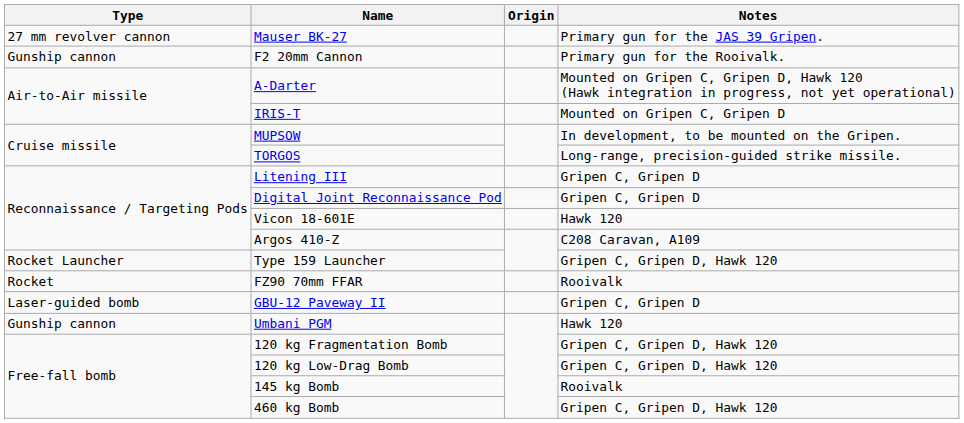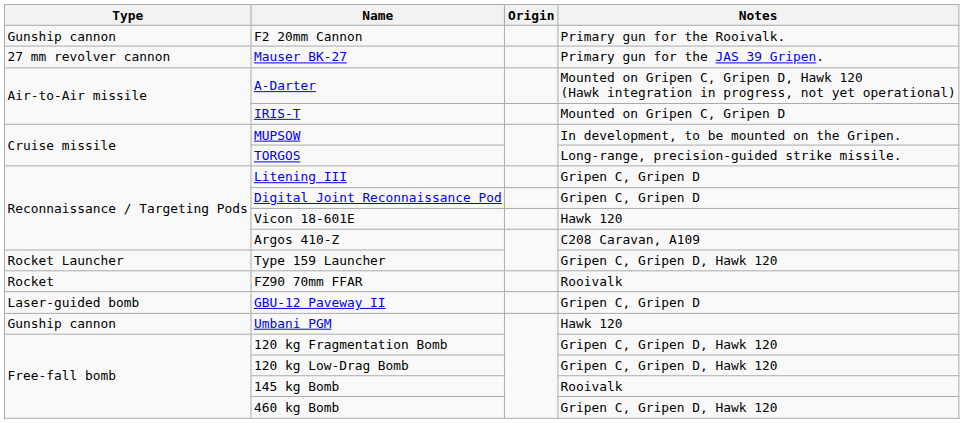rows swapped: (300, 36) <-> (308, 57)
